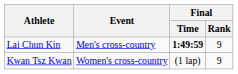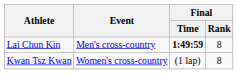(219, 45) 9 -> (219, 45) 8
(219, 61) 9 -> (219, 61) 8
